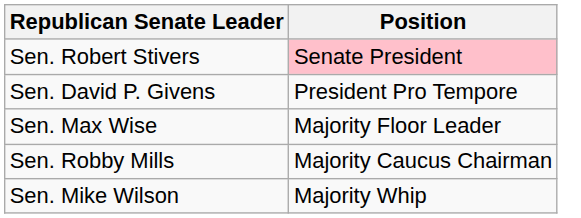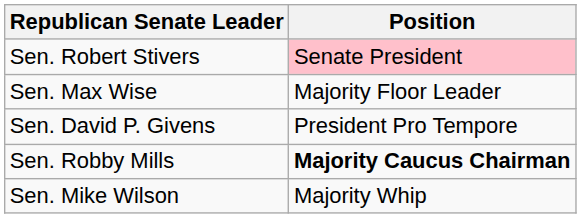rows swapped: (112, 91) <-> (83, 126)
(423, 160) normal -> (432, 160) bold
